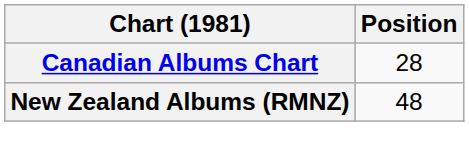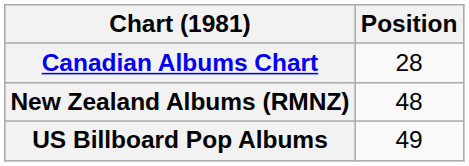+ row: (180, 140)
